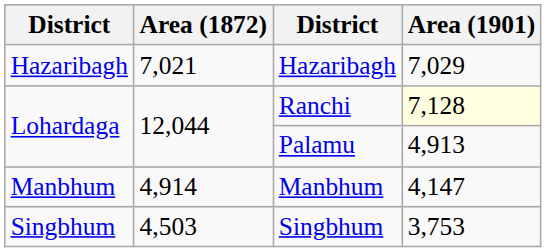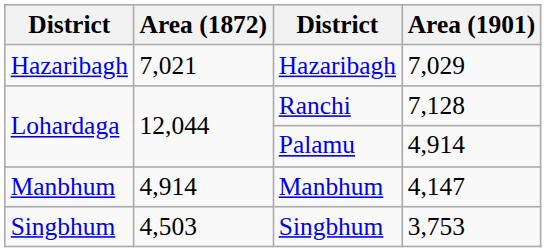(436, 105) lightyellow background -> (436, 105) no background
(436, 145) 4,913 -> (436, 145) 4,914
